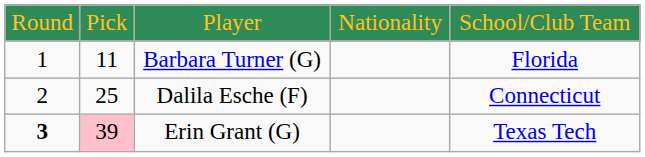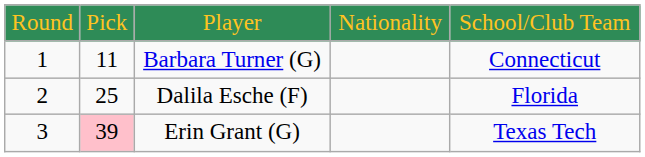(545, 59) Florida -> (545, 59) Connecticut
(545, 95) Connecticut -> (545, 95) Florida
(42, 132) bold -> (42, 132) normal
